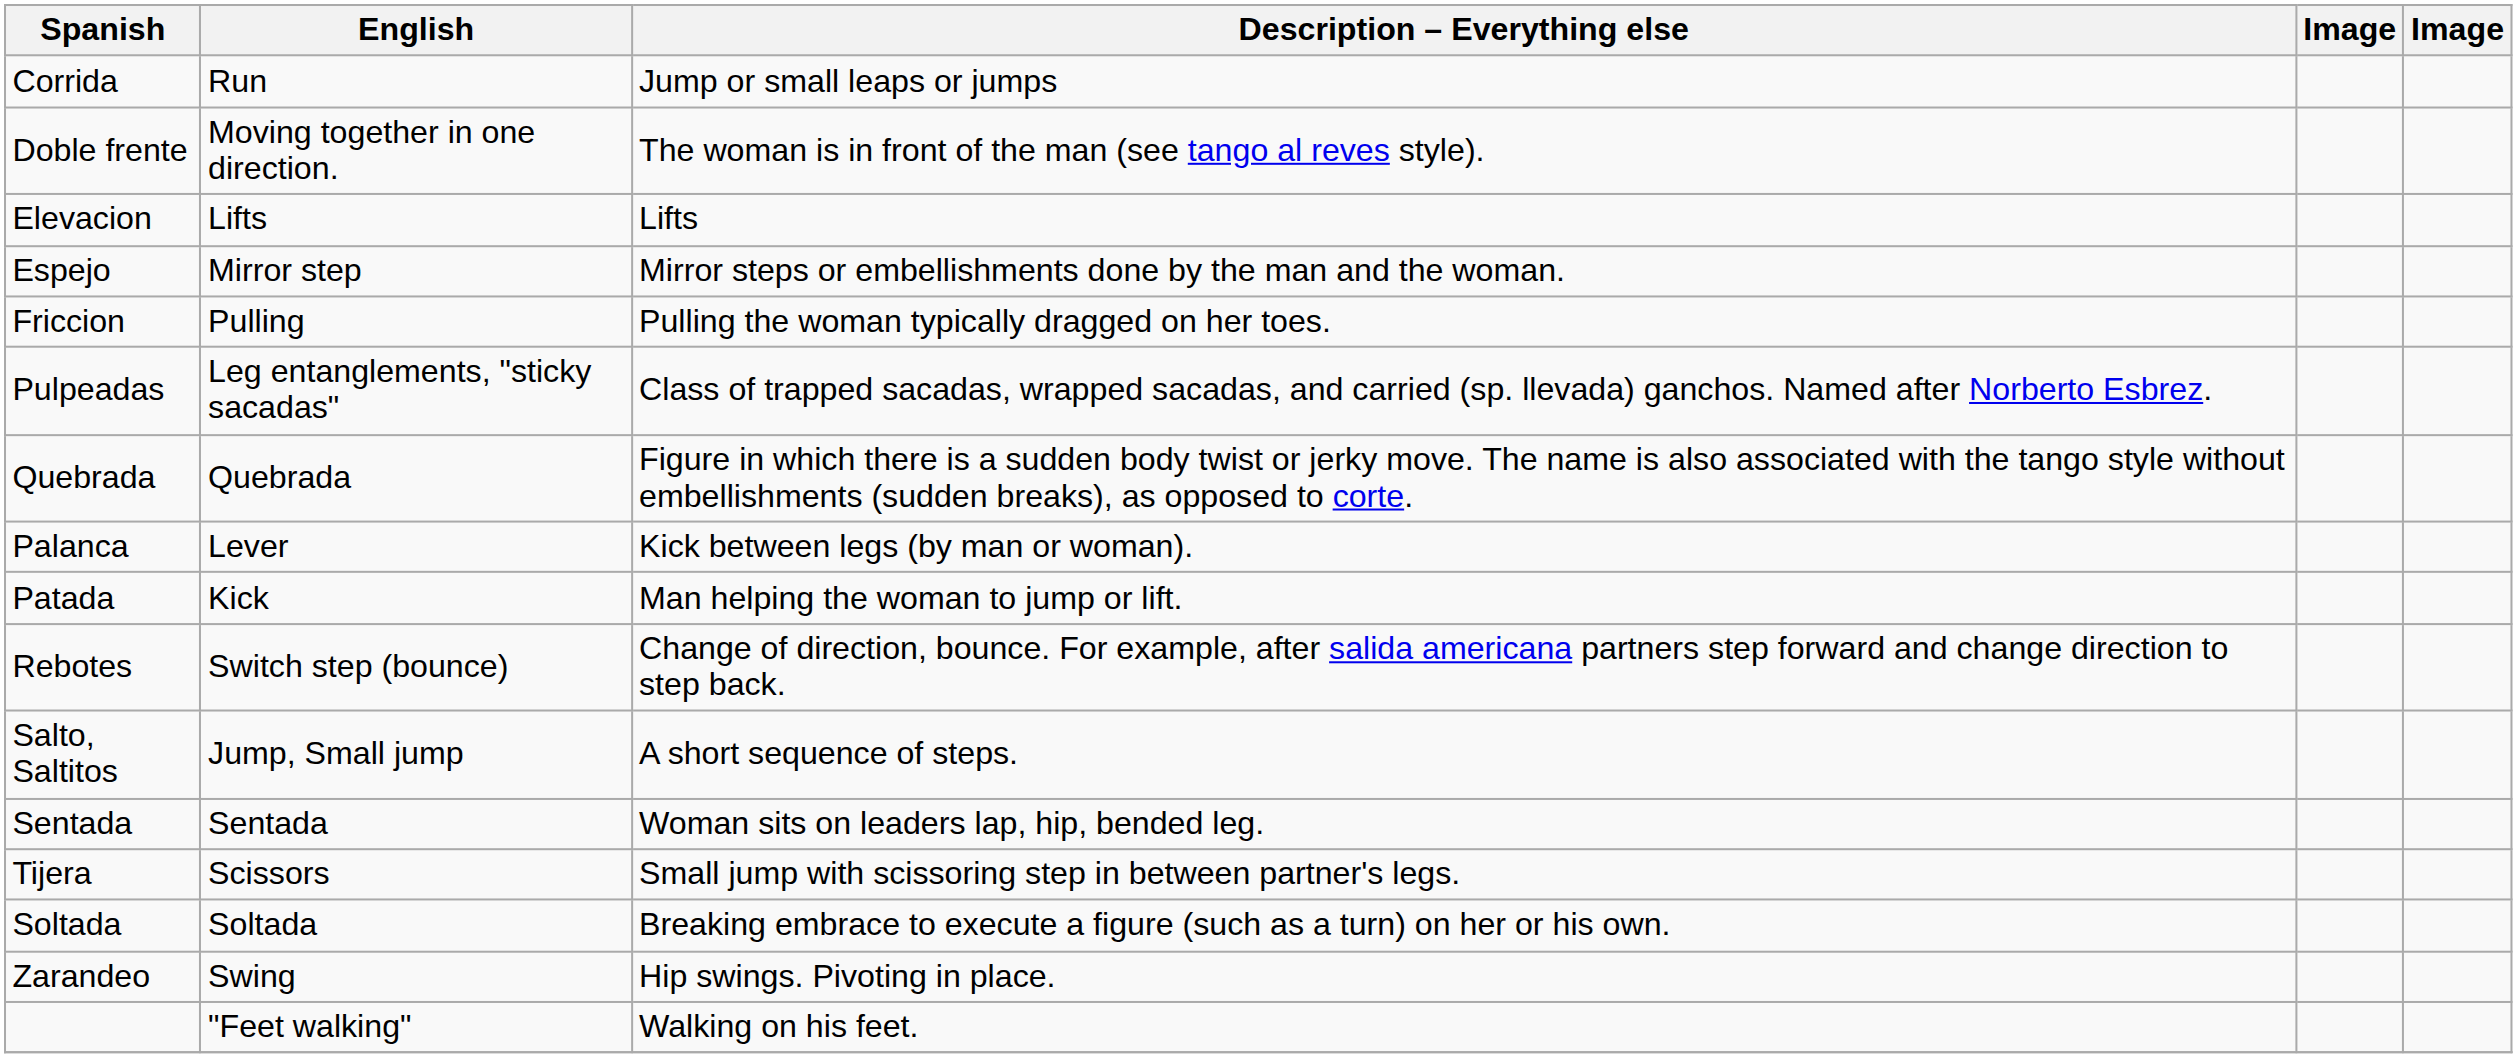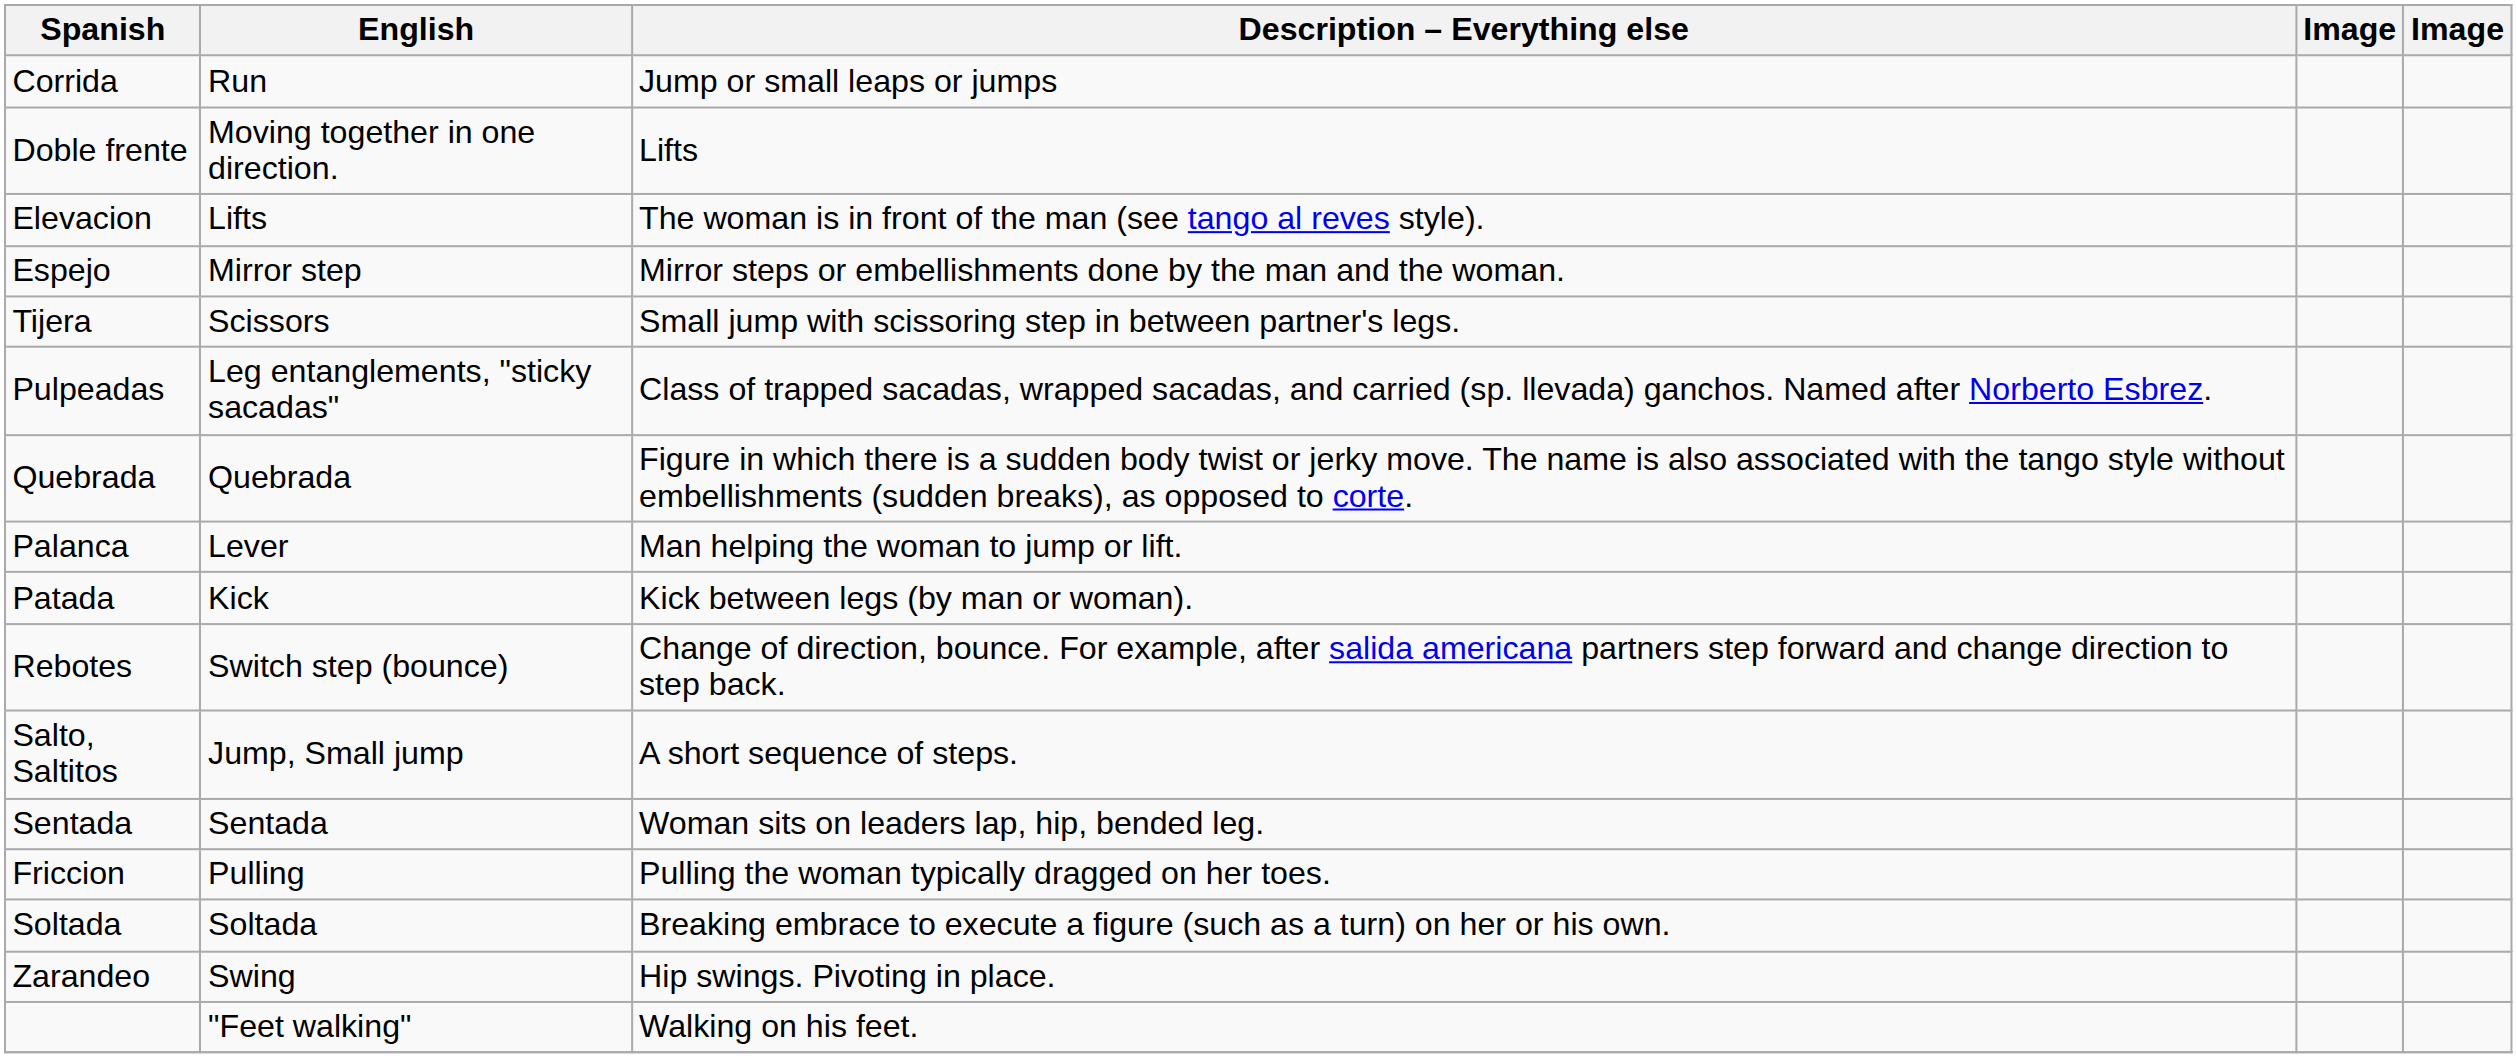(1062, 150) The woman is in front of the man (see tango al reves style). -> (669, 150) Lifts
(669, 219) Lifts -> (1062, 219) The woman is in front of the man (see tango al reves style).
rows swapped: (69, 321) <-> (52, 873)
(916, 546) Kick between legs (by man or woman). -> (911, 546) Man helping the woman to jump or lift.
(911, 597) Man helping the woman to jump or lift. -> (916, 597) Kick between legs (by man or woman).
